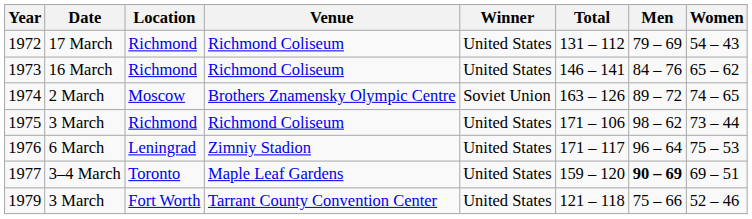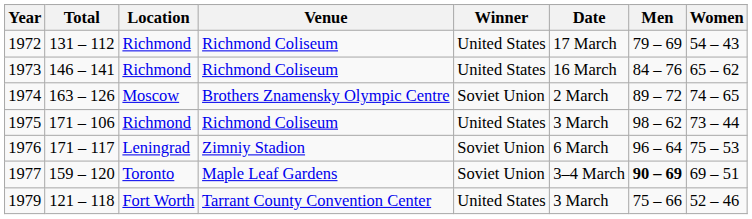columns swapped: (85, 17) <-> (592, 17)
(507, 148) United States -> (501, 148) Soviet Union
(507, 174) United States -> (501, 174) Soviet Union
